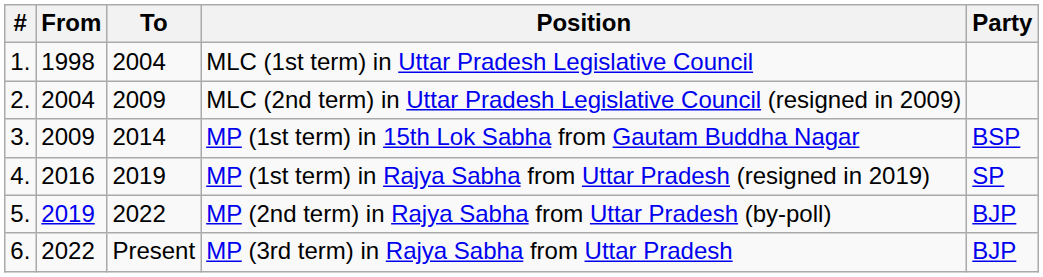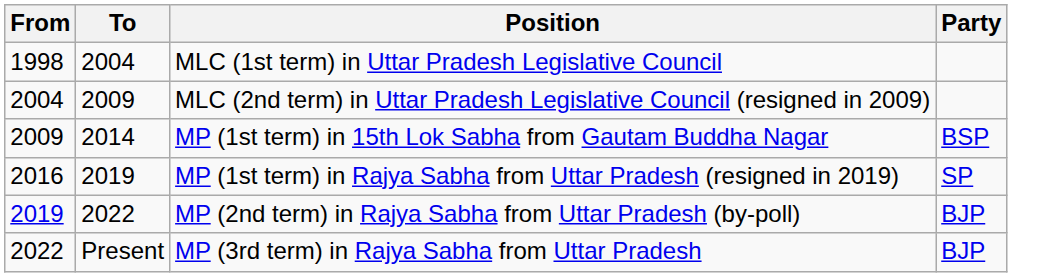- column: (20, 23)
